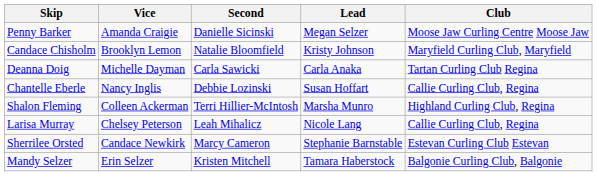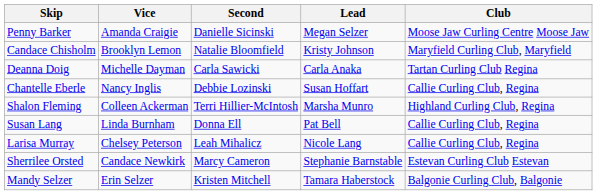+ row: (34, 124)
